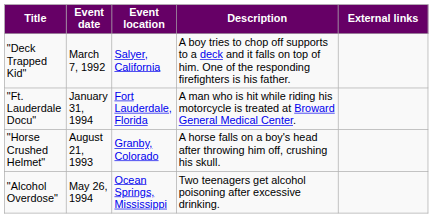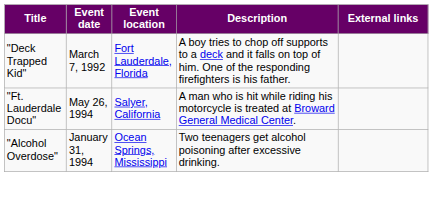(137, 60) Salyer, California -> (143, 60) Fort Lauderdale, Florida
(88, 108) January 31, 1994 -> (88, 108) May 26, 1994
(143, 108) Fort Lauderdale, Florida -> (137, 108) Salyer, California
- row: (27, 150)
(88, 192) May 26, 1994 -> (88, 150) January 31, 1994
